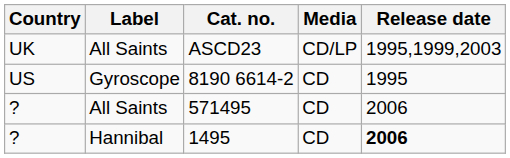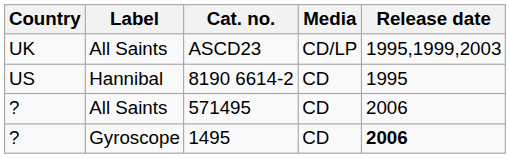(135, 78) Gyroscope -> (126, 78) Hannibal
(126, 138) Hannibal -> (135, 138) Gyroscope
